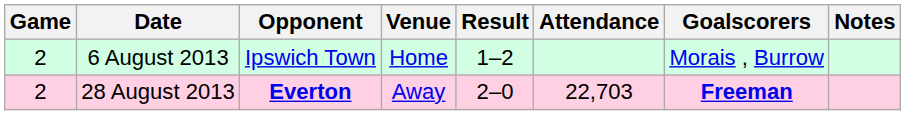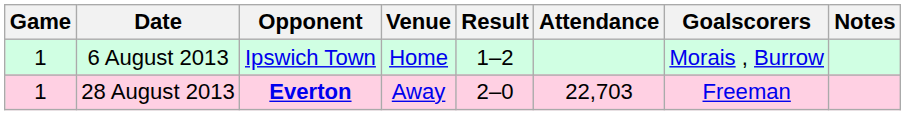(40, 57) 2 -> (40, 57) 1
(40, 92) 2 -> (40, 92) 1
(747, 92) bold -> (747, 92) normal
